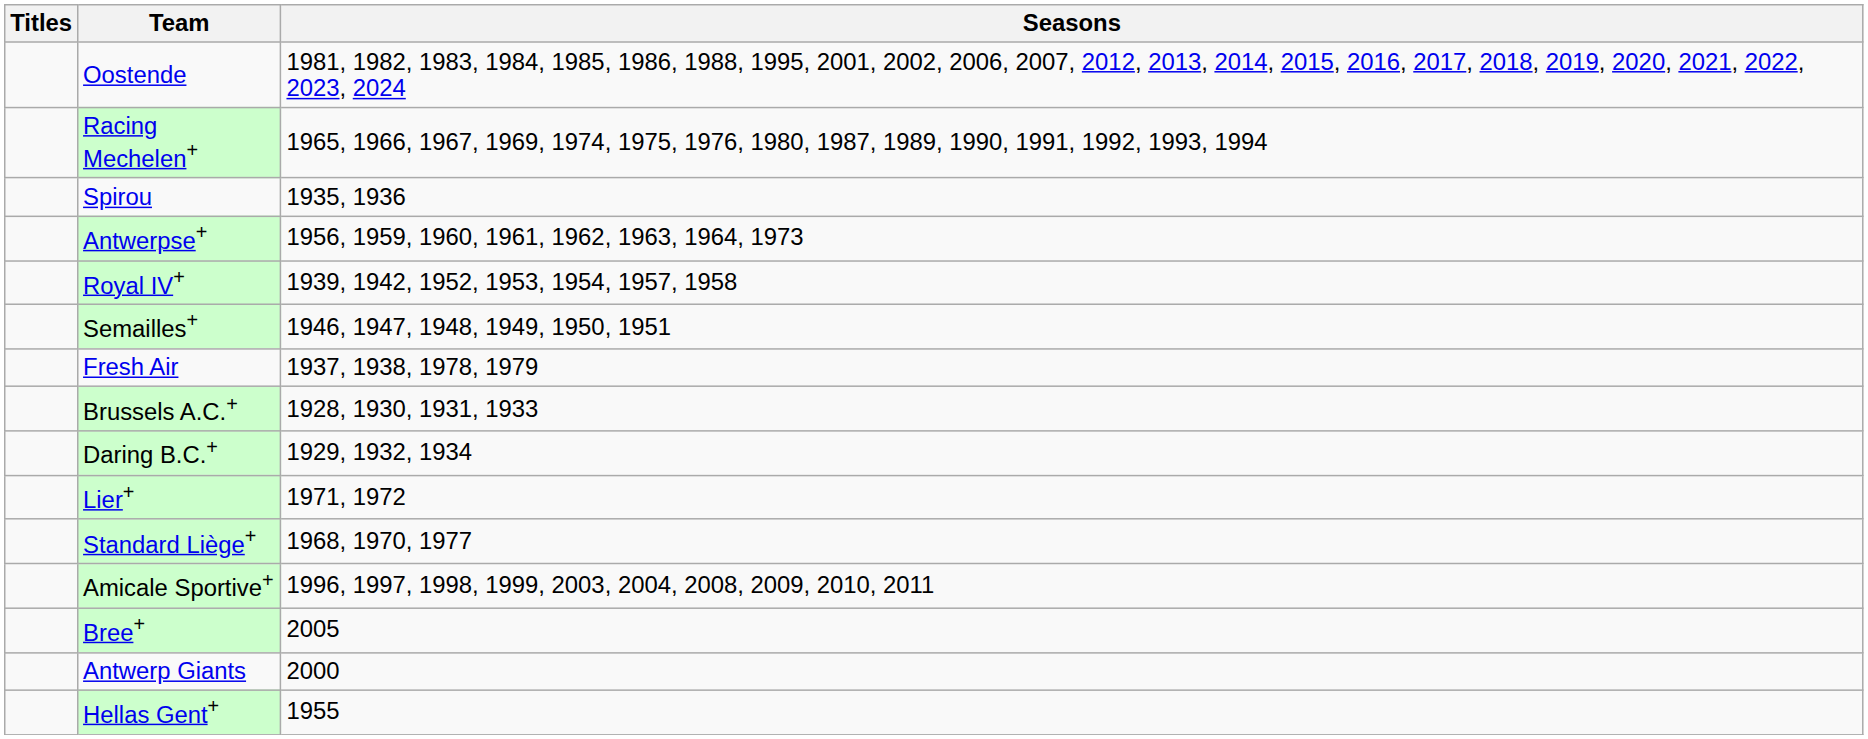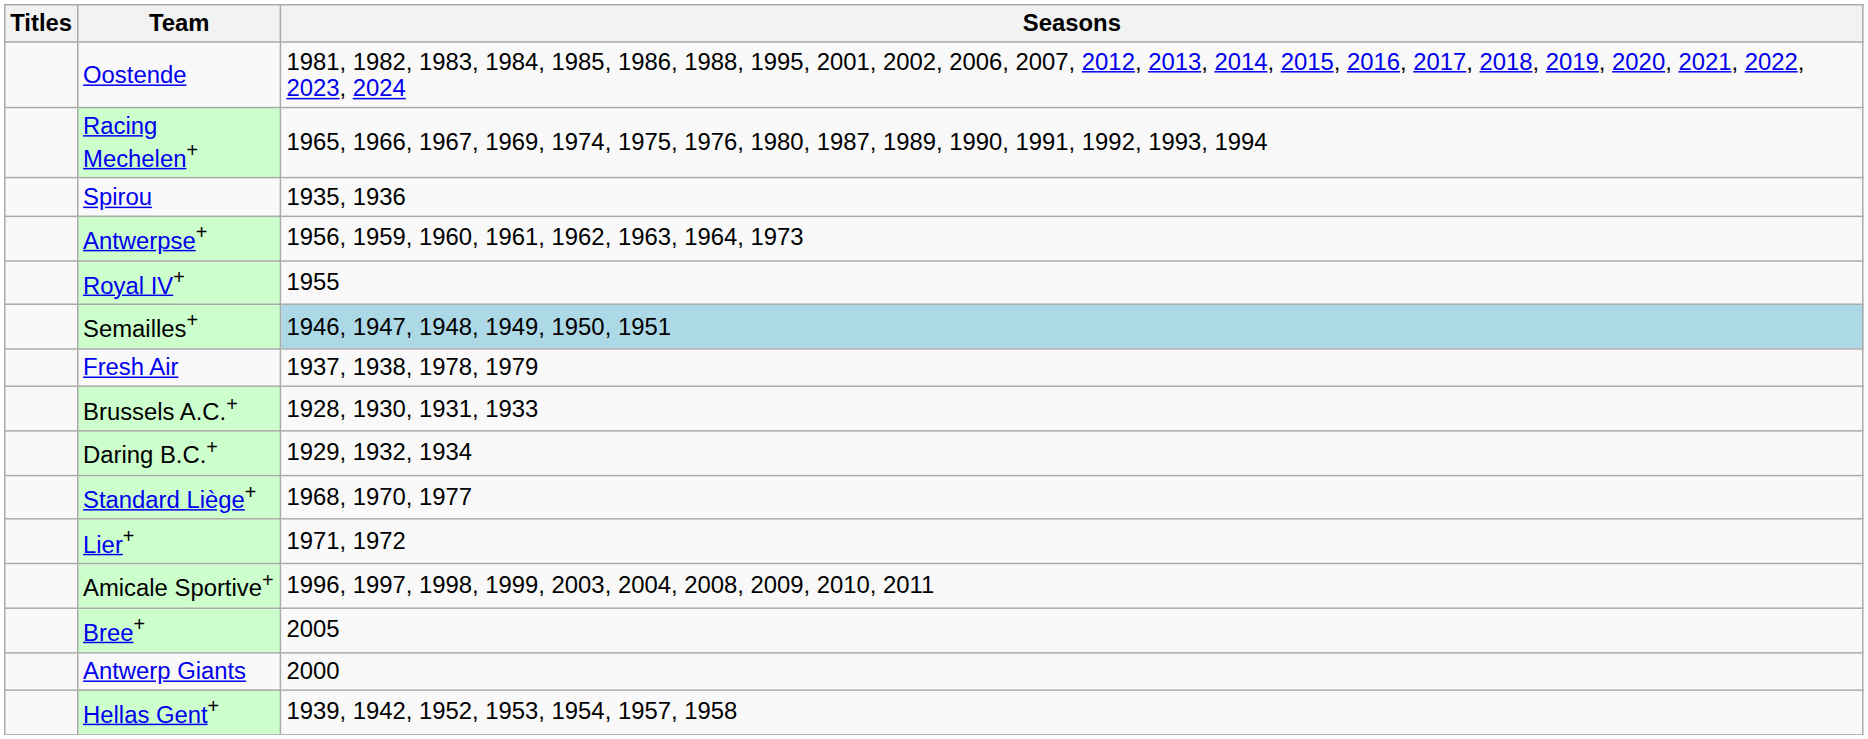(512, 282) 1939, 1942, 1952, 1953, 1954, 1957, 1958 -> (313, 282) 1955
(479, 326) no background -> (479, 326) lightblue background
rows swapped: (170, 541) <-> (109, 497)
(313, 711) 1955 -> (512, 711) 1939, 1942, 1952, 1953, 1954, 1957, 1958
